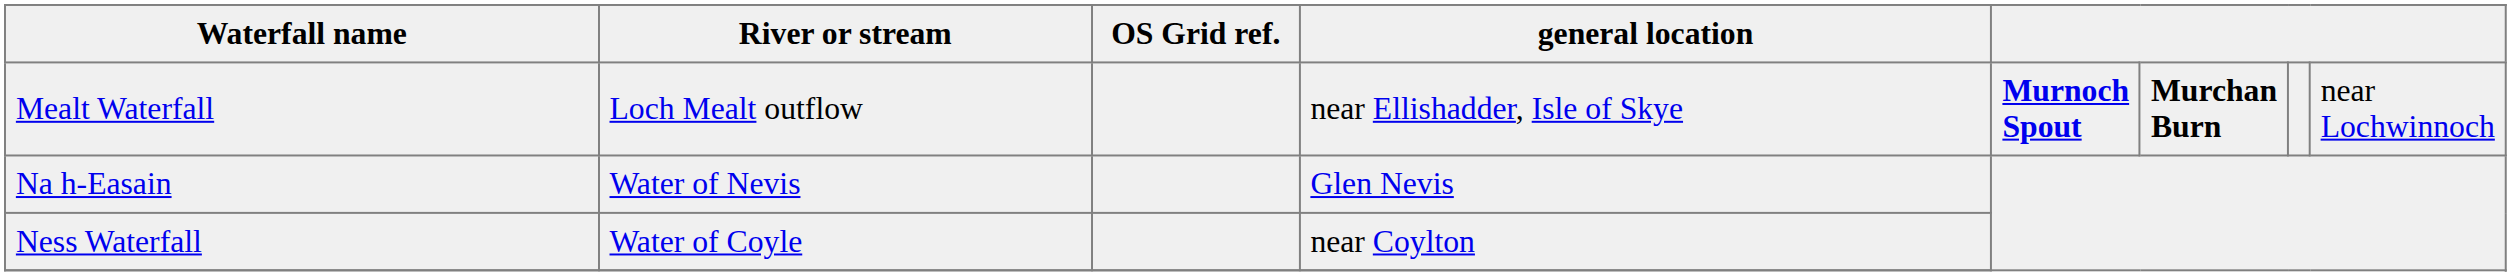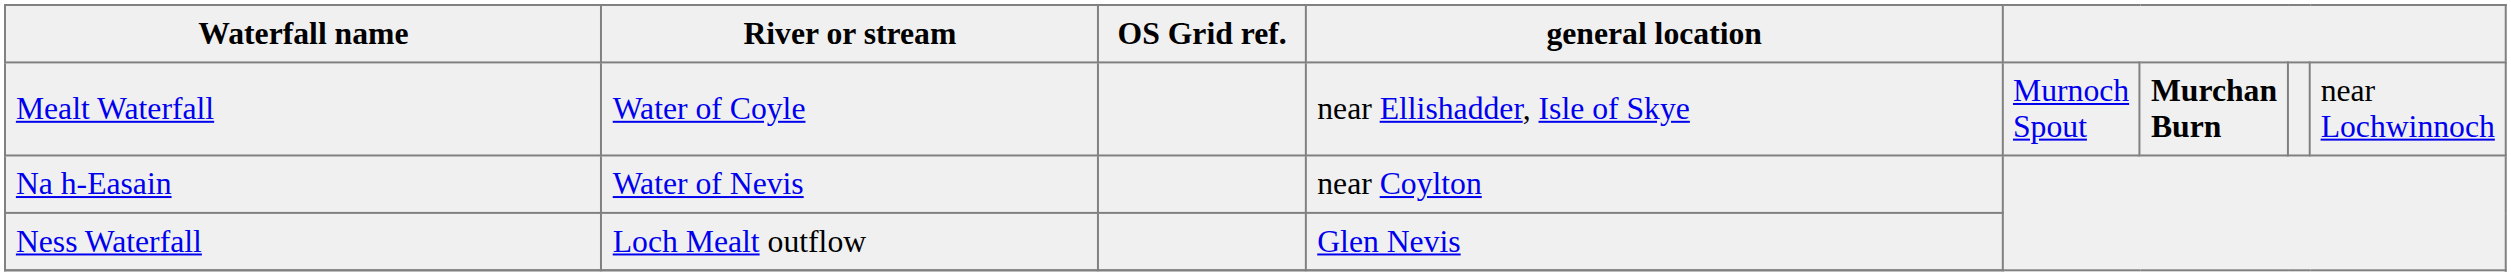(736, 108) Loch Mealt outflow -> (709, 108) Water of Coyle
(2066, 108) bold -> (2071, 108) normal
(1382, 183) Glen Nevis -> (1399, 183) near Coylton
(706, 241) Water of Coyle -> (739, 241) Loch Mealt outflow
(1393, 241) near Coylton -> (1389, 241) Glen Nevis
